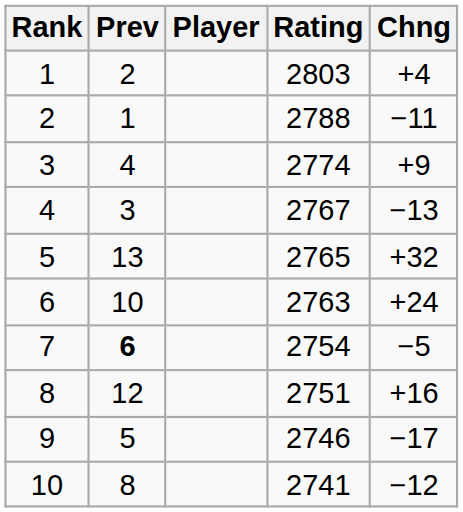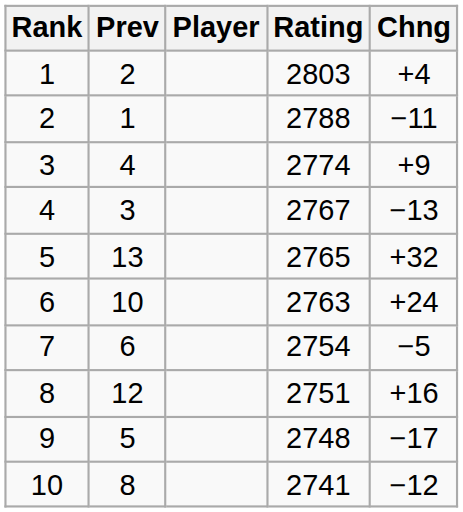(127, 347) bold -> (127, 347) normal
(318, 439) 2746 -> (318, 439) 2748
